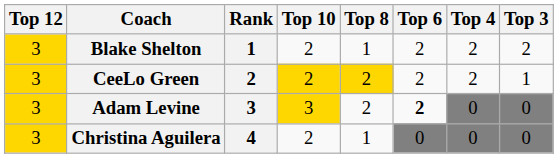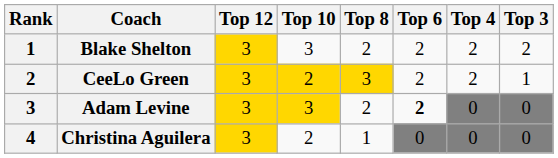columns swapped: (251, 19) <-> (36, 19)
(309, 49) 2 -> (309, 49) 3
(367, 49) 1 -> (367, 49) 2
(367, 78) 2 -> (367, 78) 3
